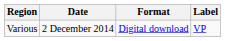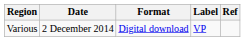+ column: (230, 12)
